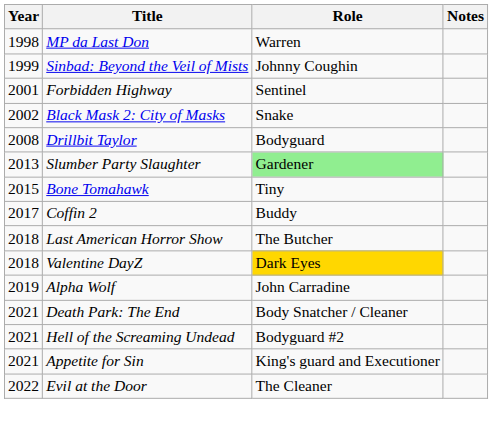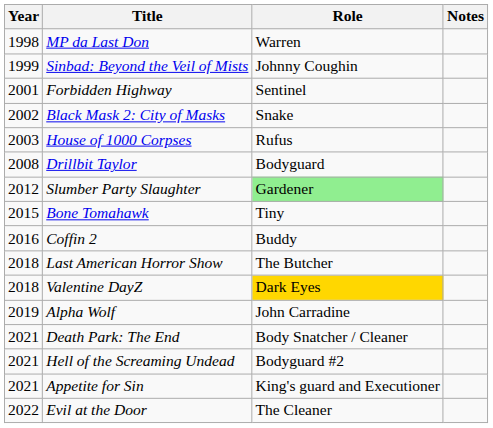+ row: (119, 139)
(24, 164) 2013 -> (24, 189) 2012
(24, 213) 2017 -> (24, 238) 2016
